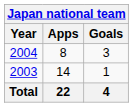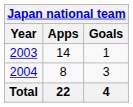rows swapped: (24, 72) <-> (24, 53)
